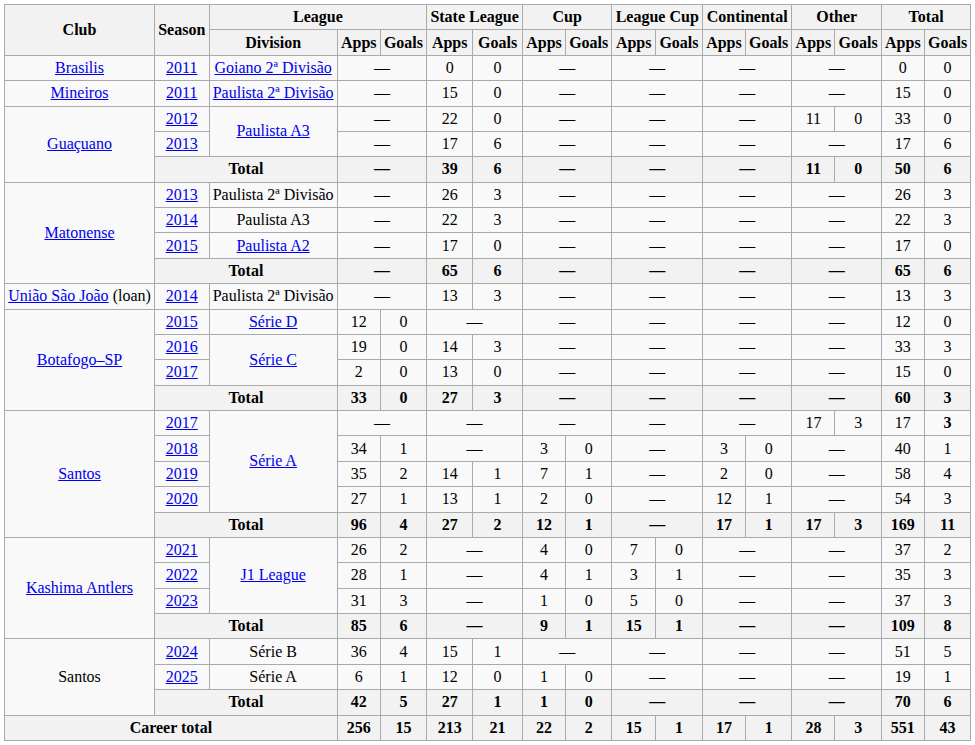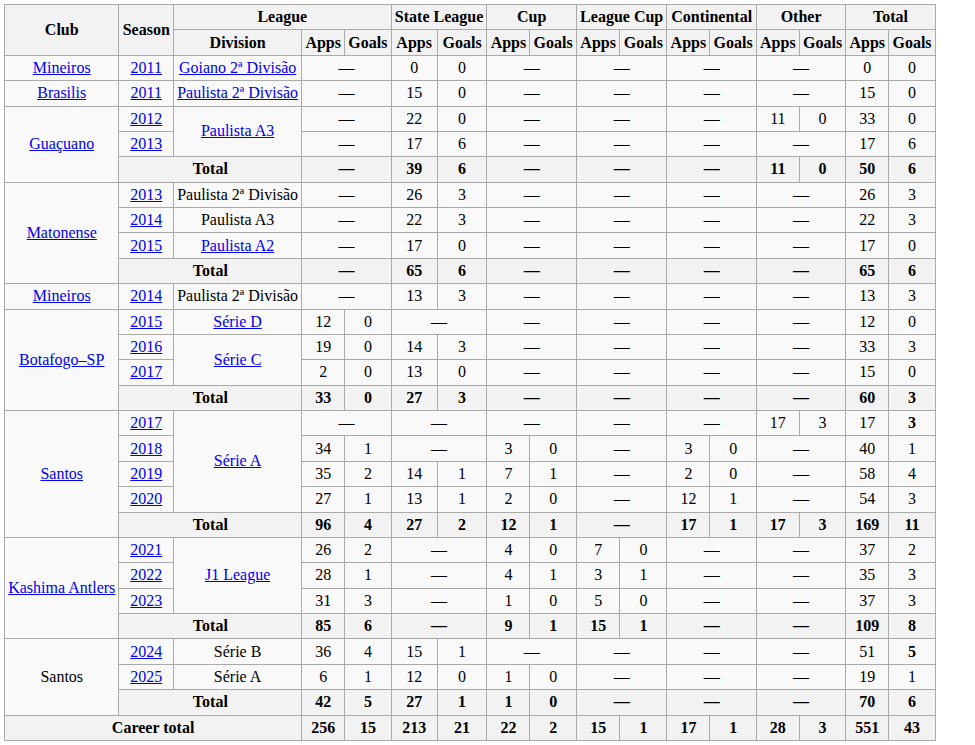(80, 67) Brasilis -> (62, 67) Mineiros
(80, 93) Mineiros -> (62, 93) Brasilis
(80, 296) União São João (loan) -> (62, 296) Mineiros
(948, 651) normal -> (912, 651) bold
